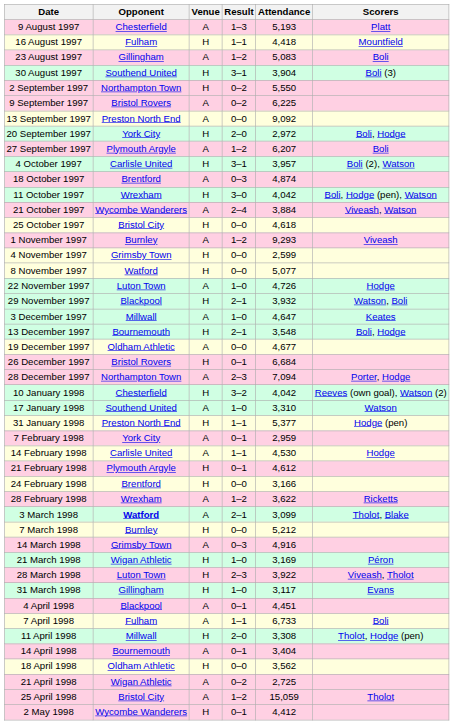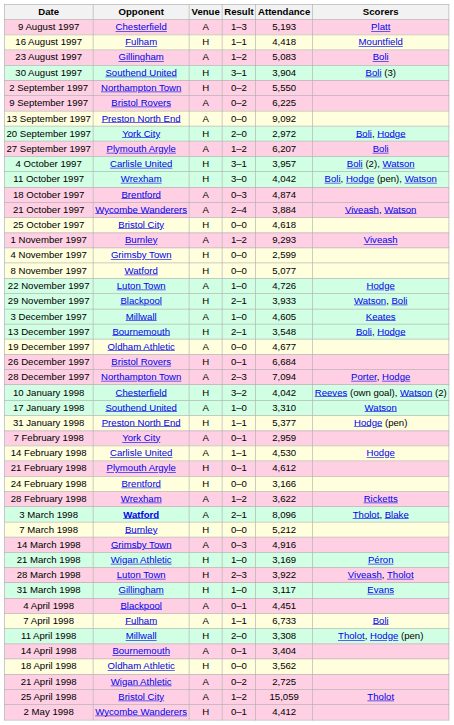rows swapped: (49, 194) <-> (49, 179)
(284, 301) 3,932 -> (284, 301) 3,933
(284, 316) 4,647 -> (284, 316) 4,605
(284, 514) 3,099 -> (284, 514) 8,096
